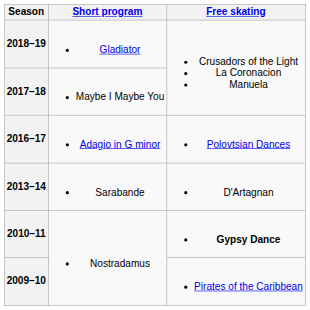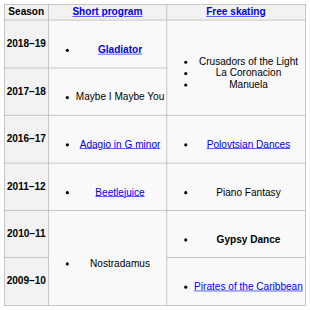(107, 50) normal -> (107, 50) bold
- row: (26, 186)
+ row: (26, 186)
